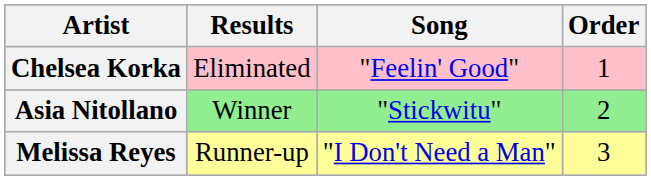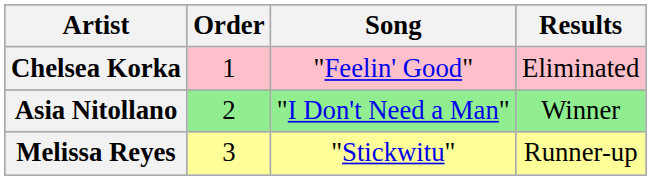columns swapped: (604, 25) <-> (252, 25)
(439, 110) "Stickwitu" -> (393, 110) "I Don't Need a Man"
(439, 152) "I Don't Need a Man" -> (393, 152) "Stickwitu"
